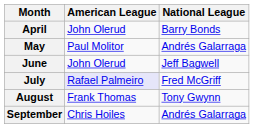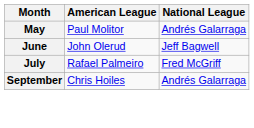- row: (35, 30)
(105, 81) lavender background -> (105, 64) no background
- row: (35, 98)
